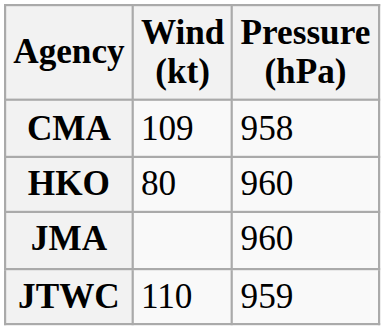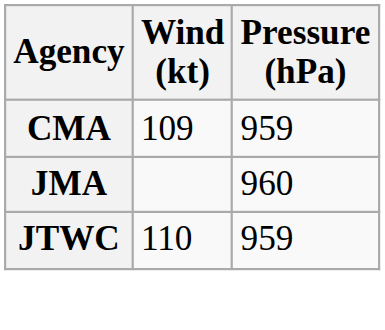(267, 127) 958 -> (267, 127) 959
- row: (69, 183)
